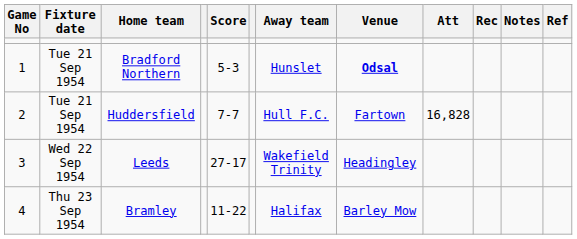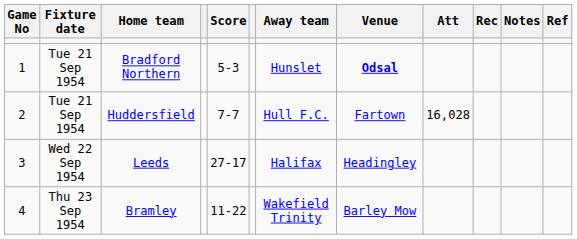(448, 115) 16,828 -> (448, 115) 16,028
(296, 163) Wakefield Trinity -> (296, 163) Halifax
(296, 210) Halifax -> (296, 210) Wakefield Trinity
